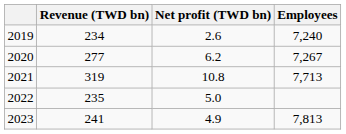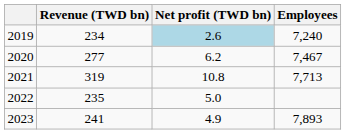(213, 35) no background -> (213, 35) lightblue background
(307, 56) 7,267 -> (307, 56) 7,467
(307, 118) 7,813 -> (307, 118) 7,893
